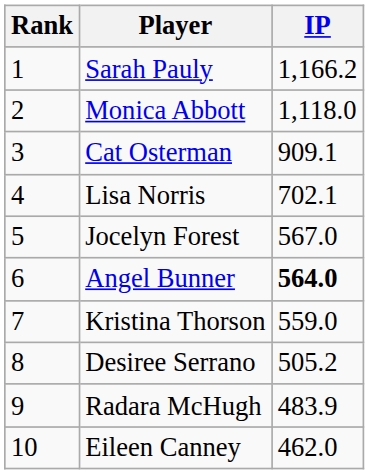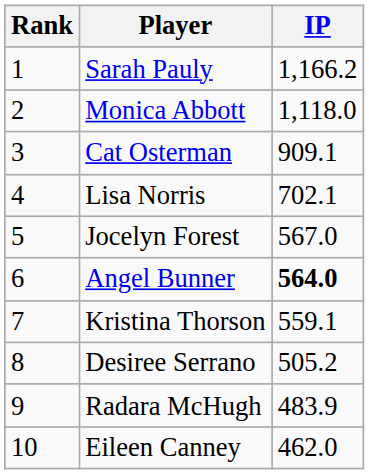(308, 320) 559.0 -> (308, 320) 559.1
